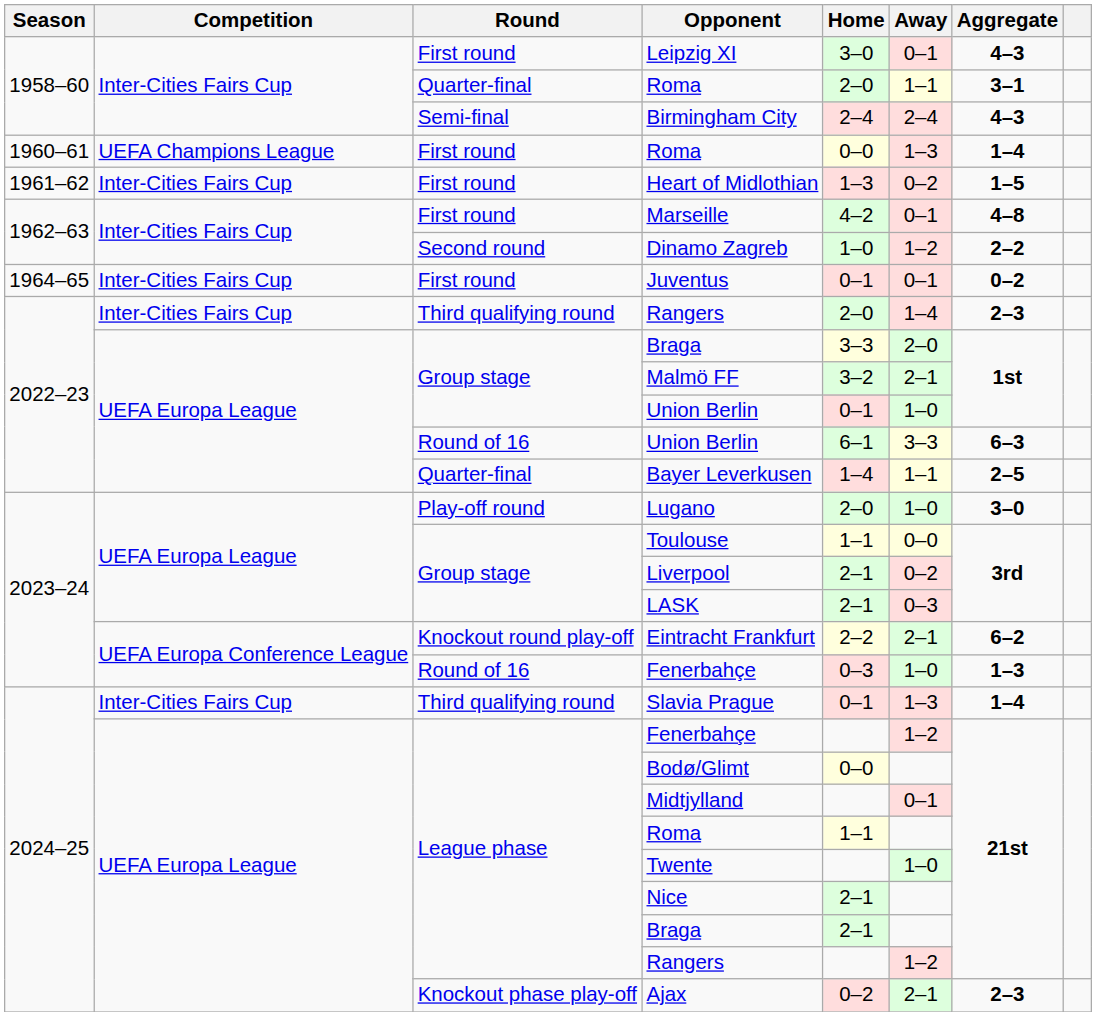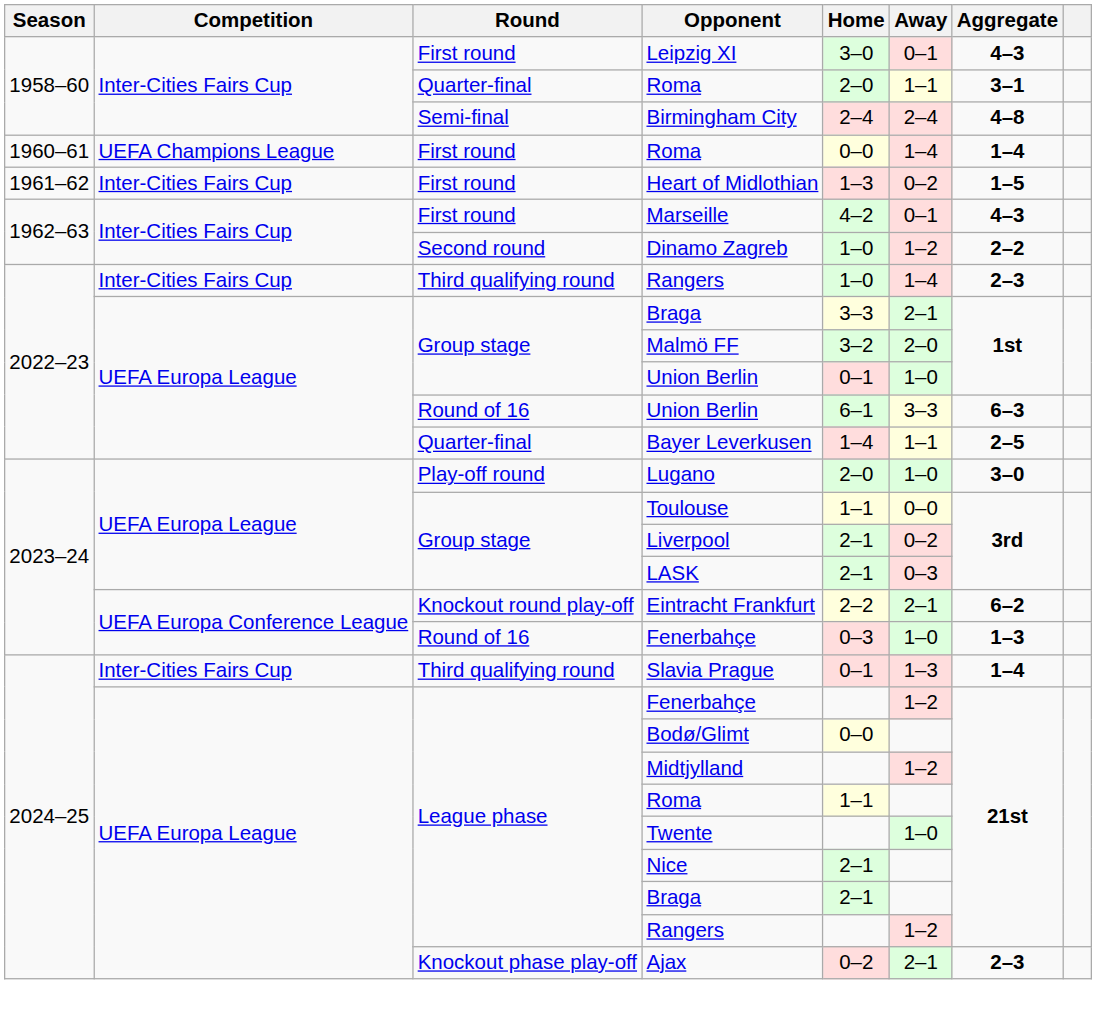(1007, 118) 4–3 -> (1007, 118) 4–8
(921, 150) 1–3 -> (921, 150) 1–4
(1007, 215) 4–8 -> (1007, 215) 4–3
- row: (467, 280)
(856, 313) 2–0 -> (856, 280) 1–0
(921, 345) 2–0 -> (921, 313) 2–1
(921, 378) 2–1 -> (921, 345) 2–0
(921, 800) 0–1 -> (921, 767) 1–2
